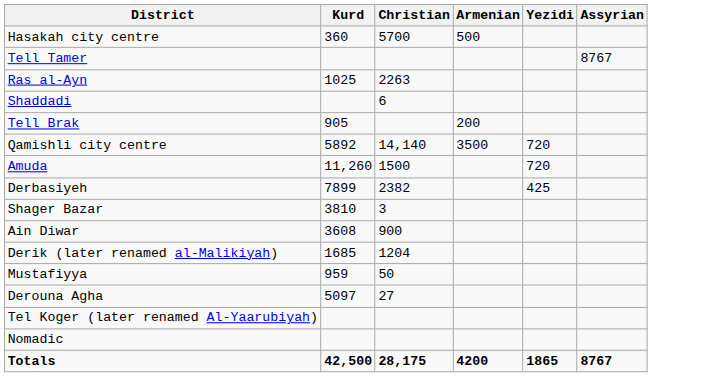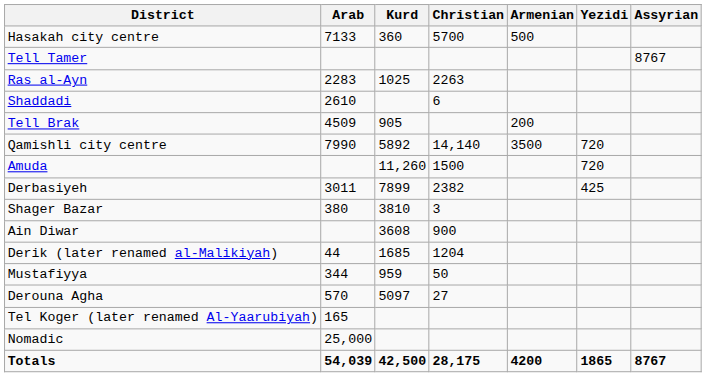+ column: (348, 15)
